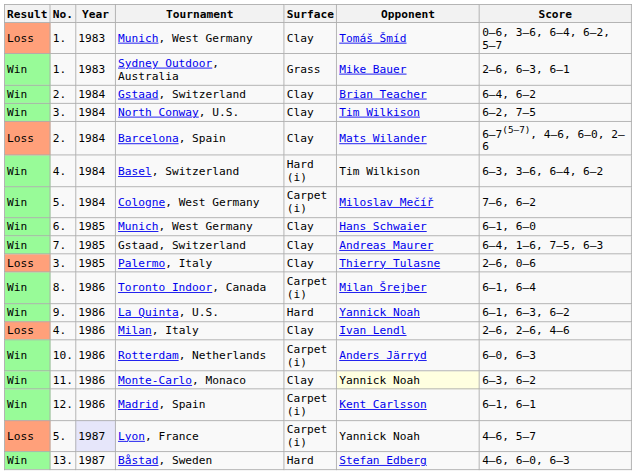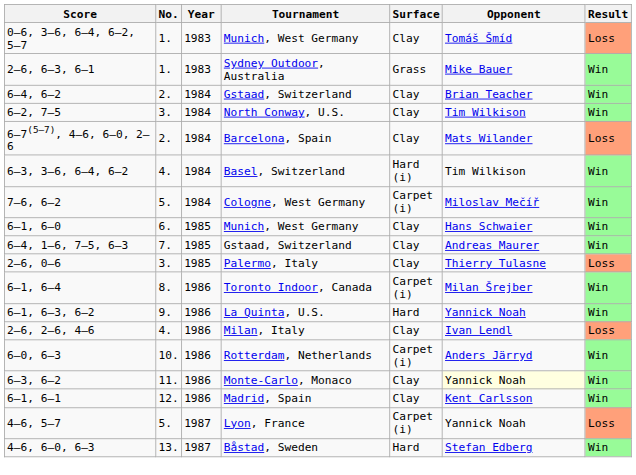columns swapped: (27, 14) <-> (555, 14)
(307, 405) Carpet (i) -> (406, 398) Clay
(92, 436) lavender background -> (198, 423) no background
